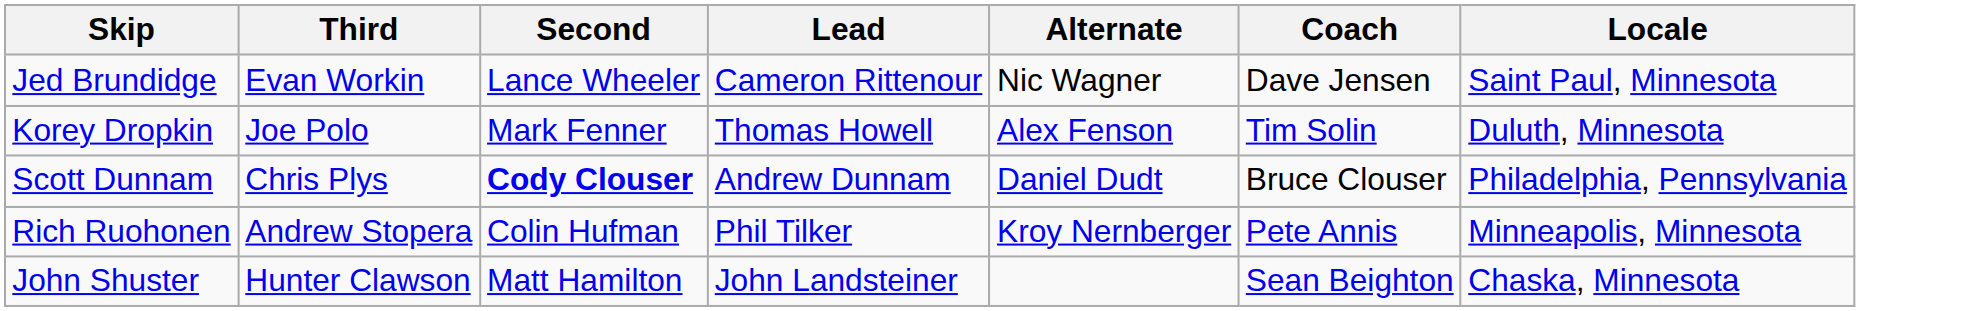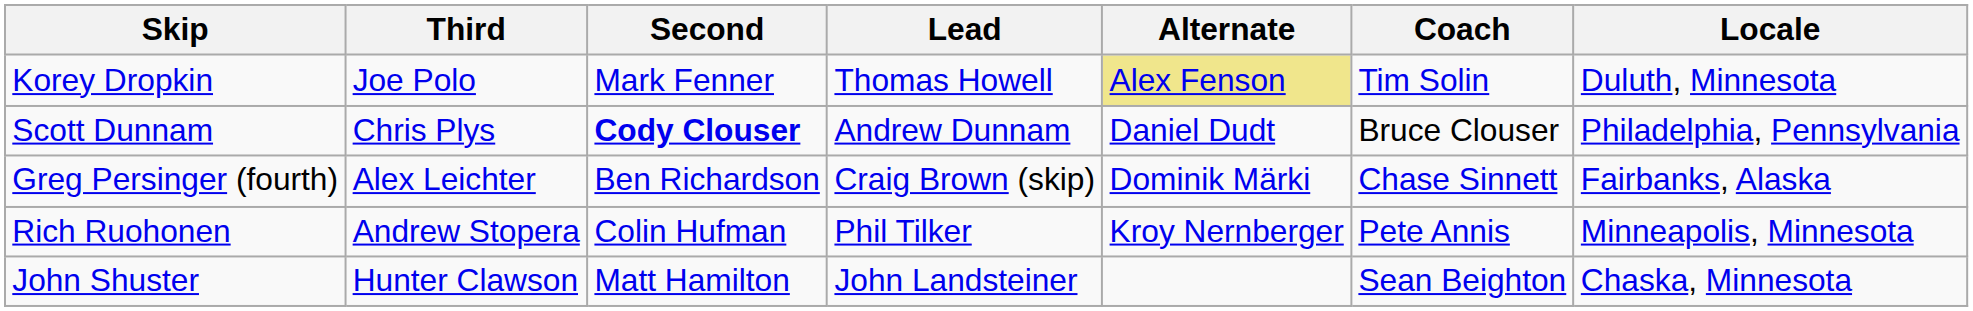- row: (114, 79)
(1085, 130) no background -> (1198, 79) khaki background
+ row: (175, 180)
